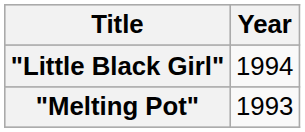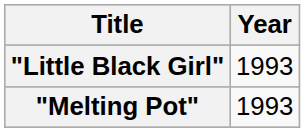(265, 65) 1994 -> (265, 65) 1993
